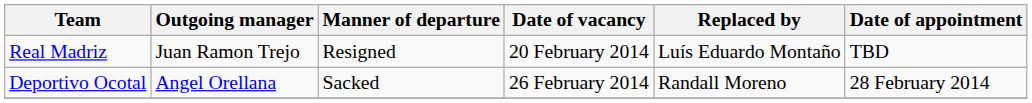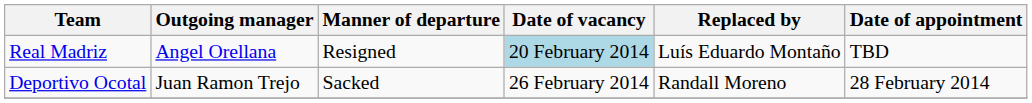(228, 51) Juan Ramon Trejo -> (216, 51) Angel Orellana
(579, 51) no background -> (579, 51) lightblue background
(216, 82) Angel Orellana -> (228, 82) Juan Ramon Trejo
